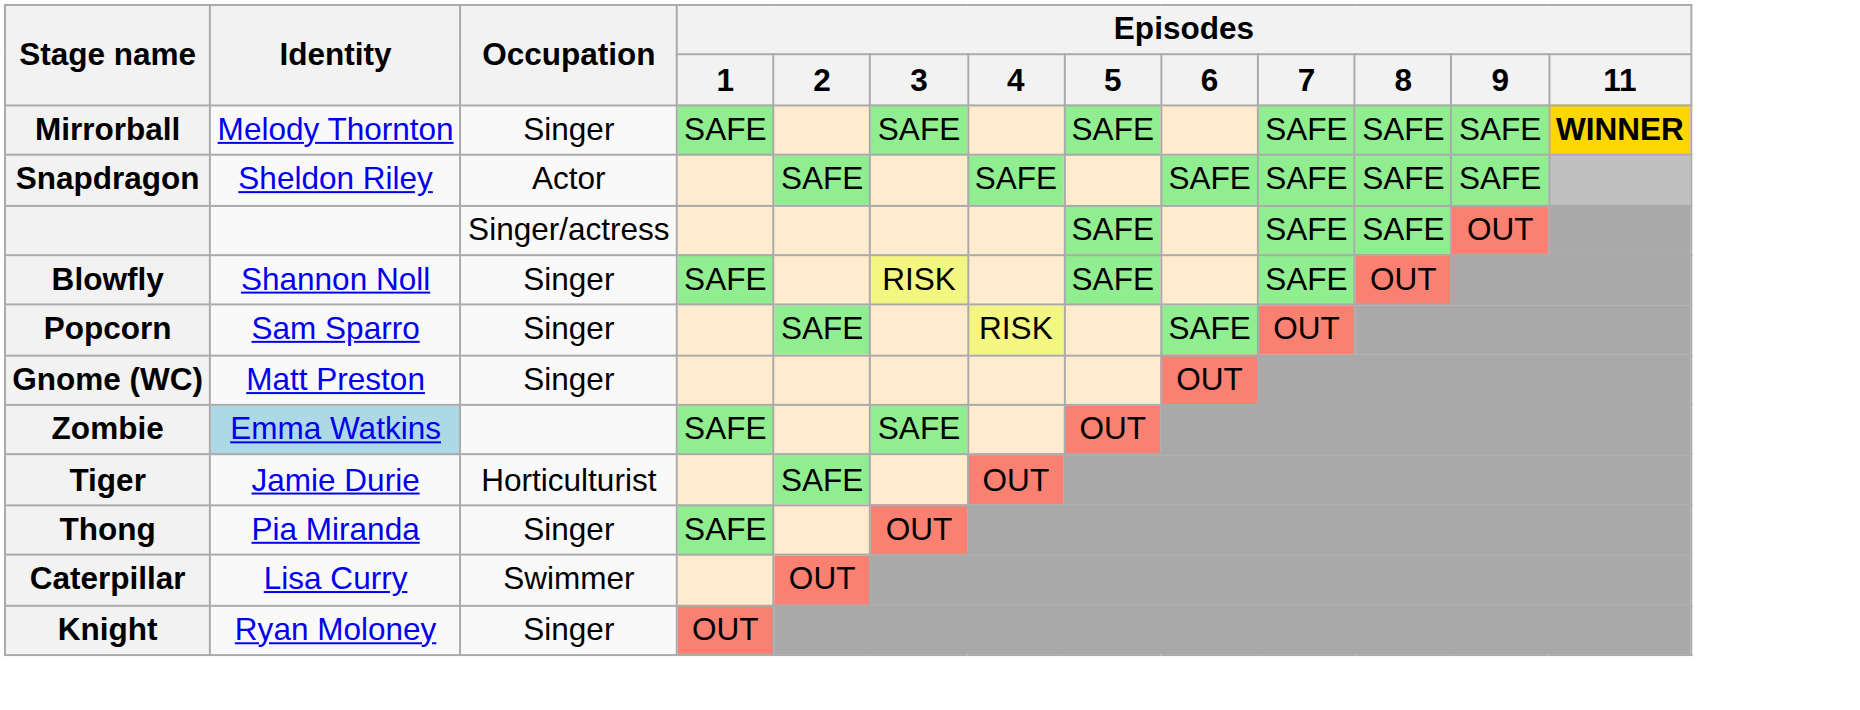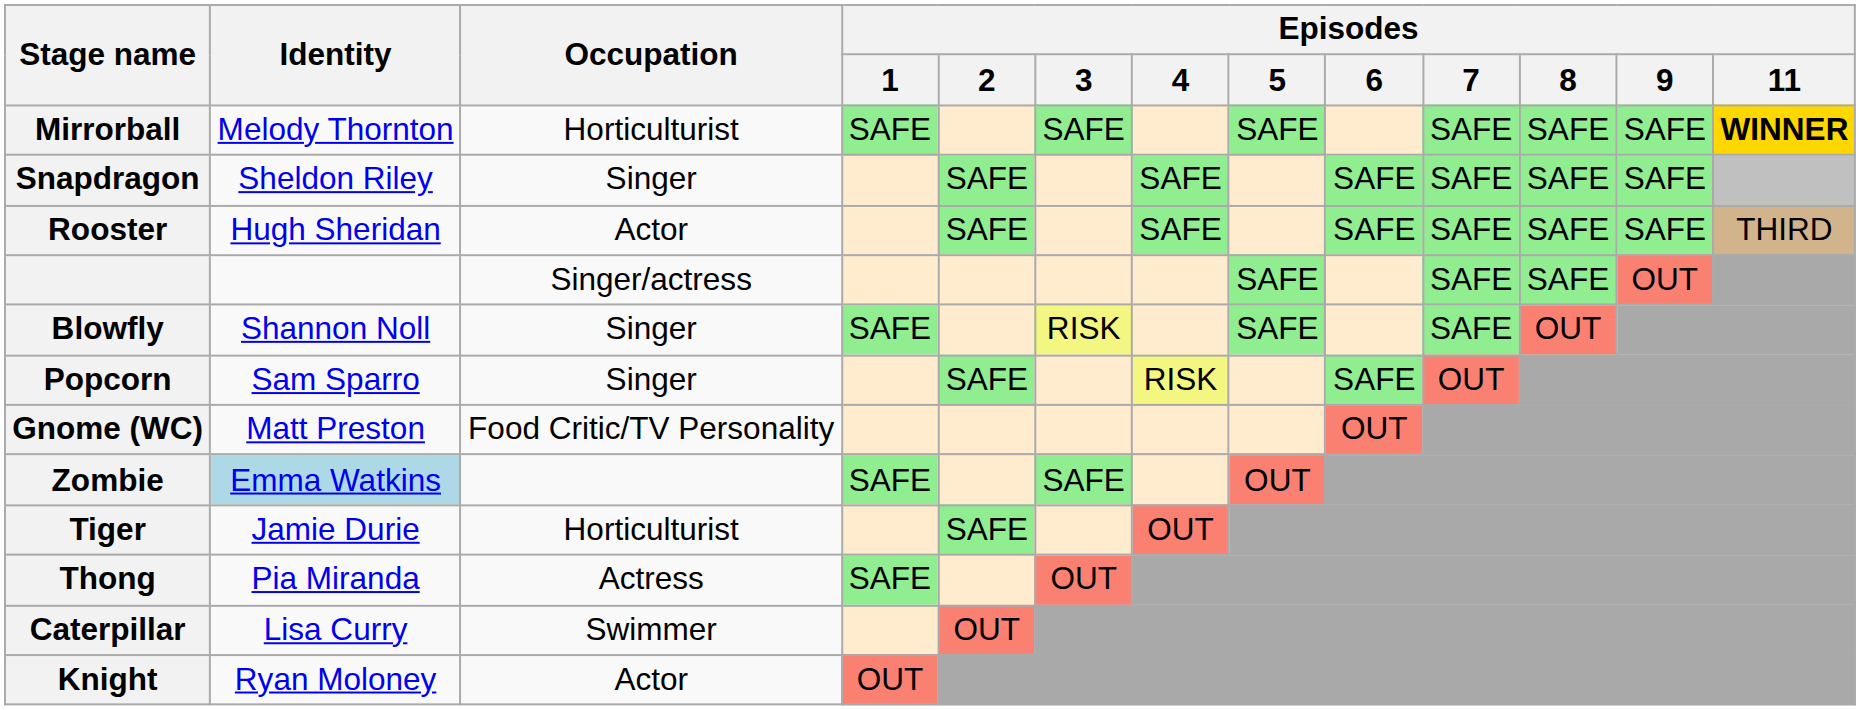(569, 129) Singer -> (651, 129) Horticulturist
(569, 179) Actor -> (651, 179) Singer
+ row: (108, 229)
(569, 379) Singer -> (651, 429) Food Critic/TV Personality
(569, 529) Singer -> (651, 579) Actress
(569, 629) Singer -> (651, 679) Actor
